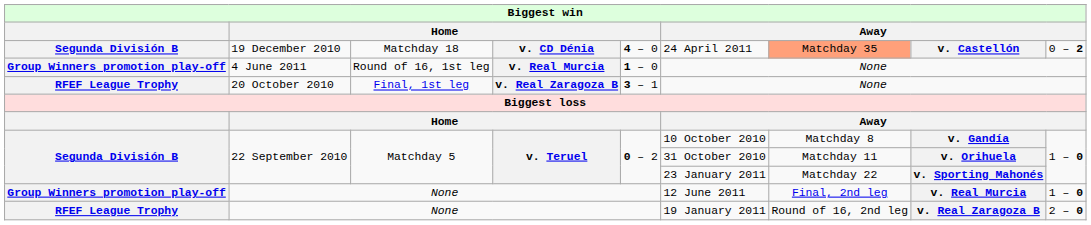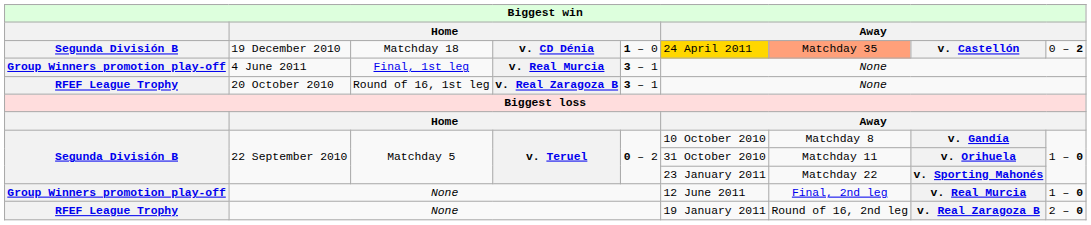(641, 49) 4 – 0 -> (641, 49) 1 – 0
(708, 49) no background -> (708, 49) gold background
(421, 67) Round of 16, 1st leg -> (421, 67) Final, 1st leg
(641, 67) 1 – 0 -> (641, 67) 3 – 1
(421, 85) Final, 1st leg -> (421, 85) Round of 16, 1st leg
